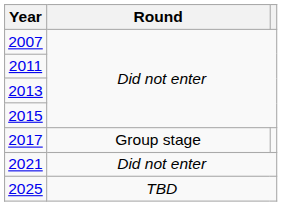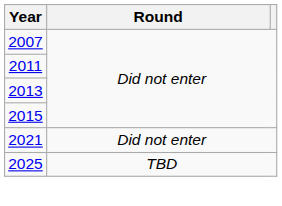- row: (25, 140)
